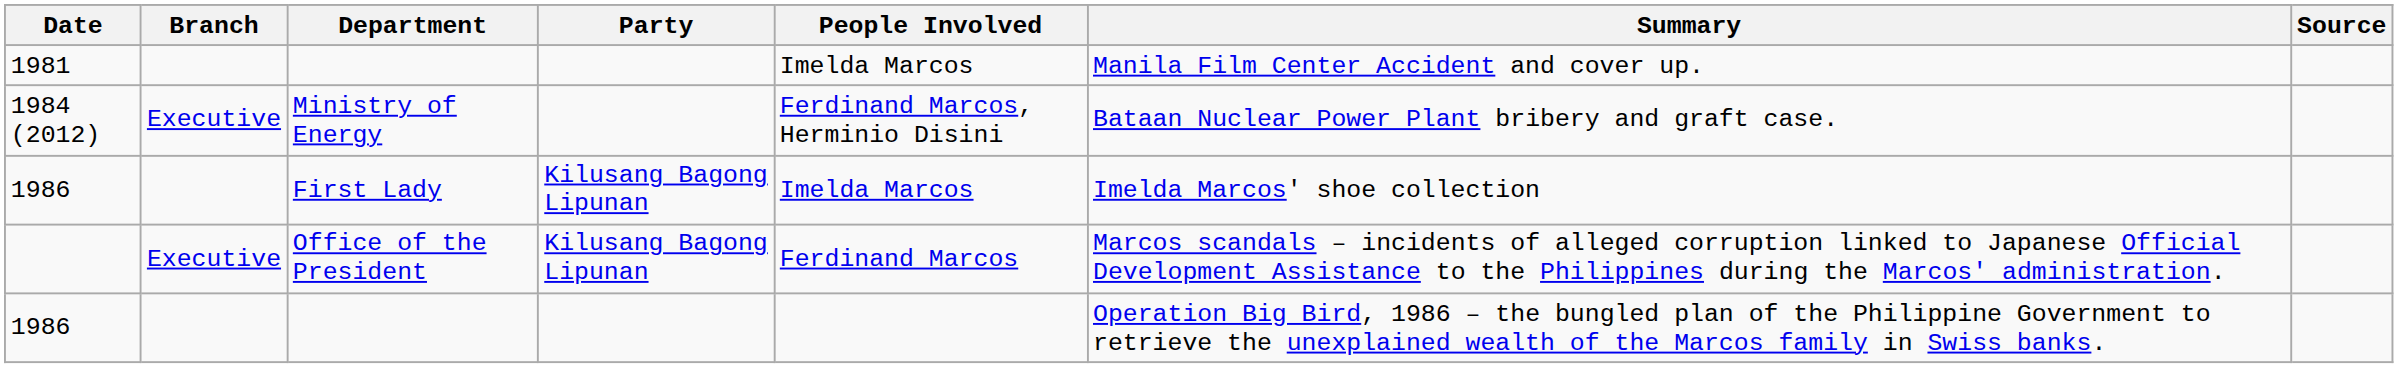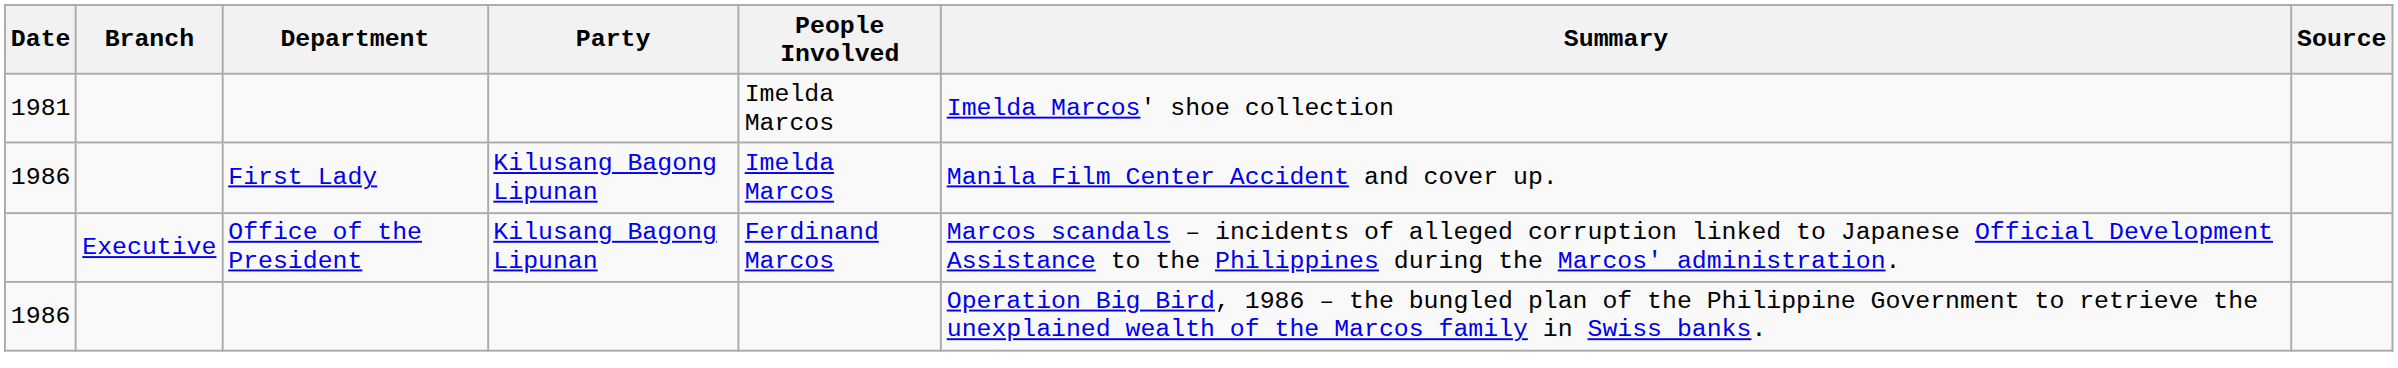(1398, 66) Manila Film Center Accident and cover up. -> (1170, 109) Imelda Marcos' shoe collection
- row: (56, 120)
(1317, 190) Imelda Marcos' shoe collection -> (1252, 178) Manila Film Center Accident and cover up.
